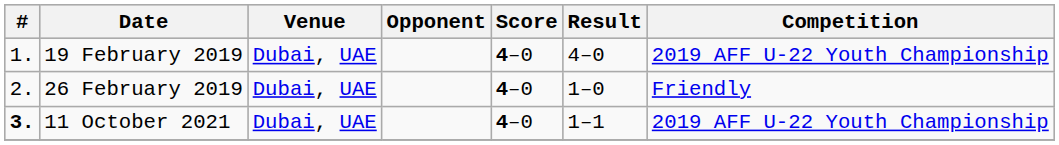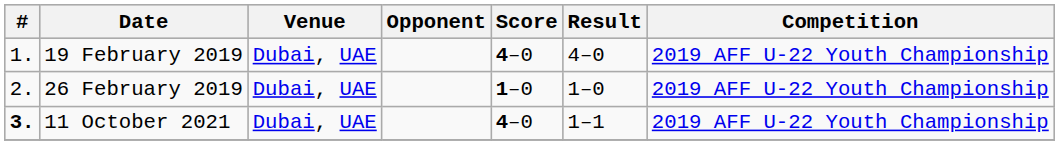(514, 89) 4–0 -> (514, 89) 1–0
(701, 89) Friendly -> (850, 89) 2019 AFF U-22 Youth Championship
